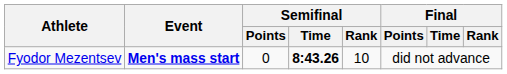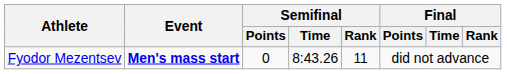(316, 58) bold -> (315, 58) normal
(361, 58) 10 -> (361, 58) 11
